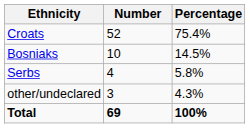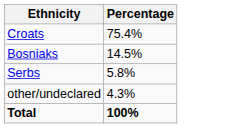- column: (138, 14)
